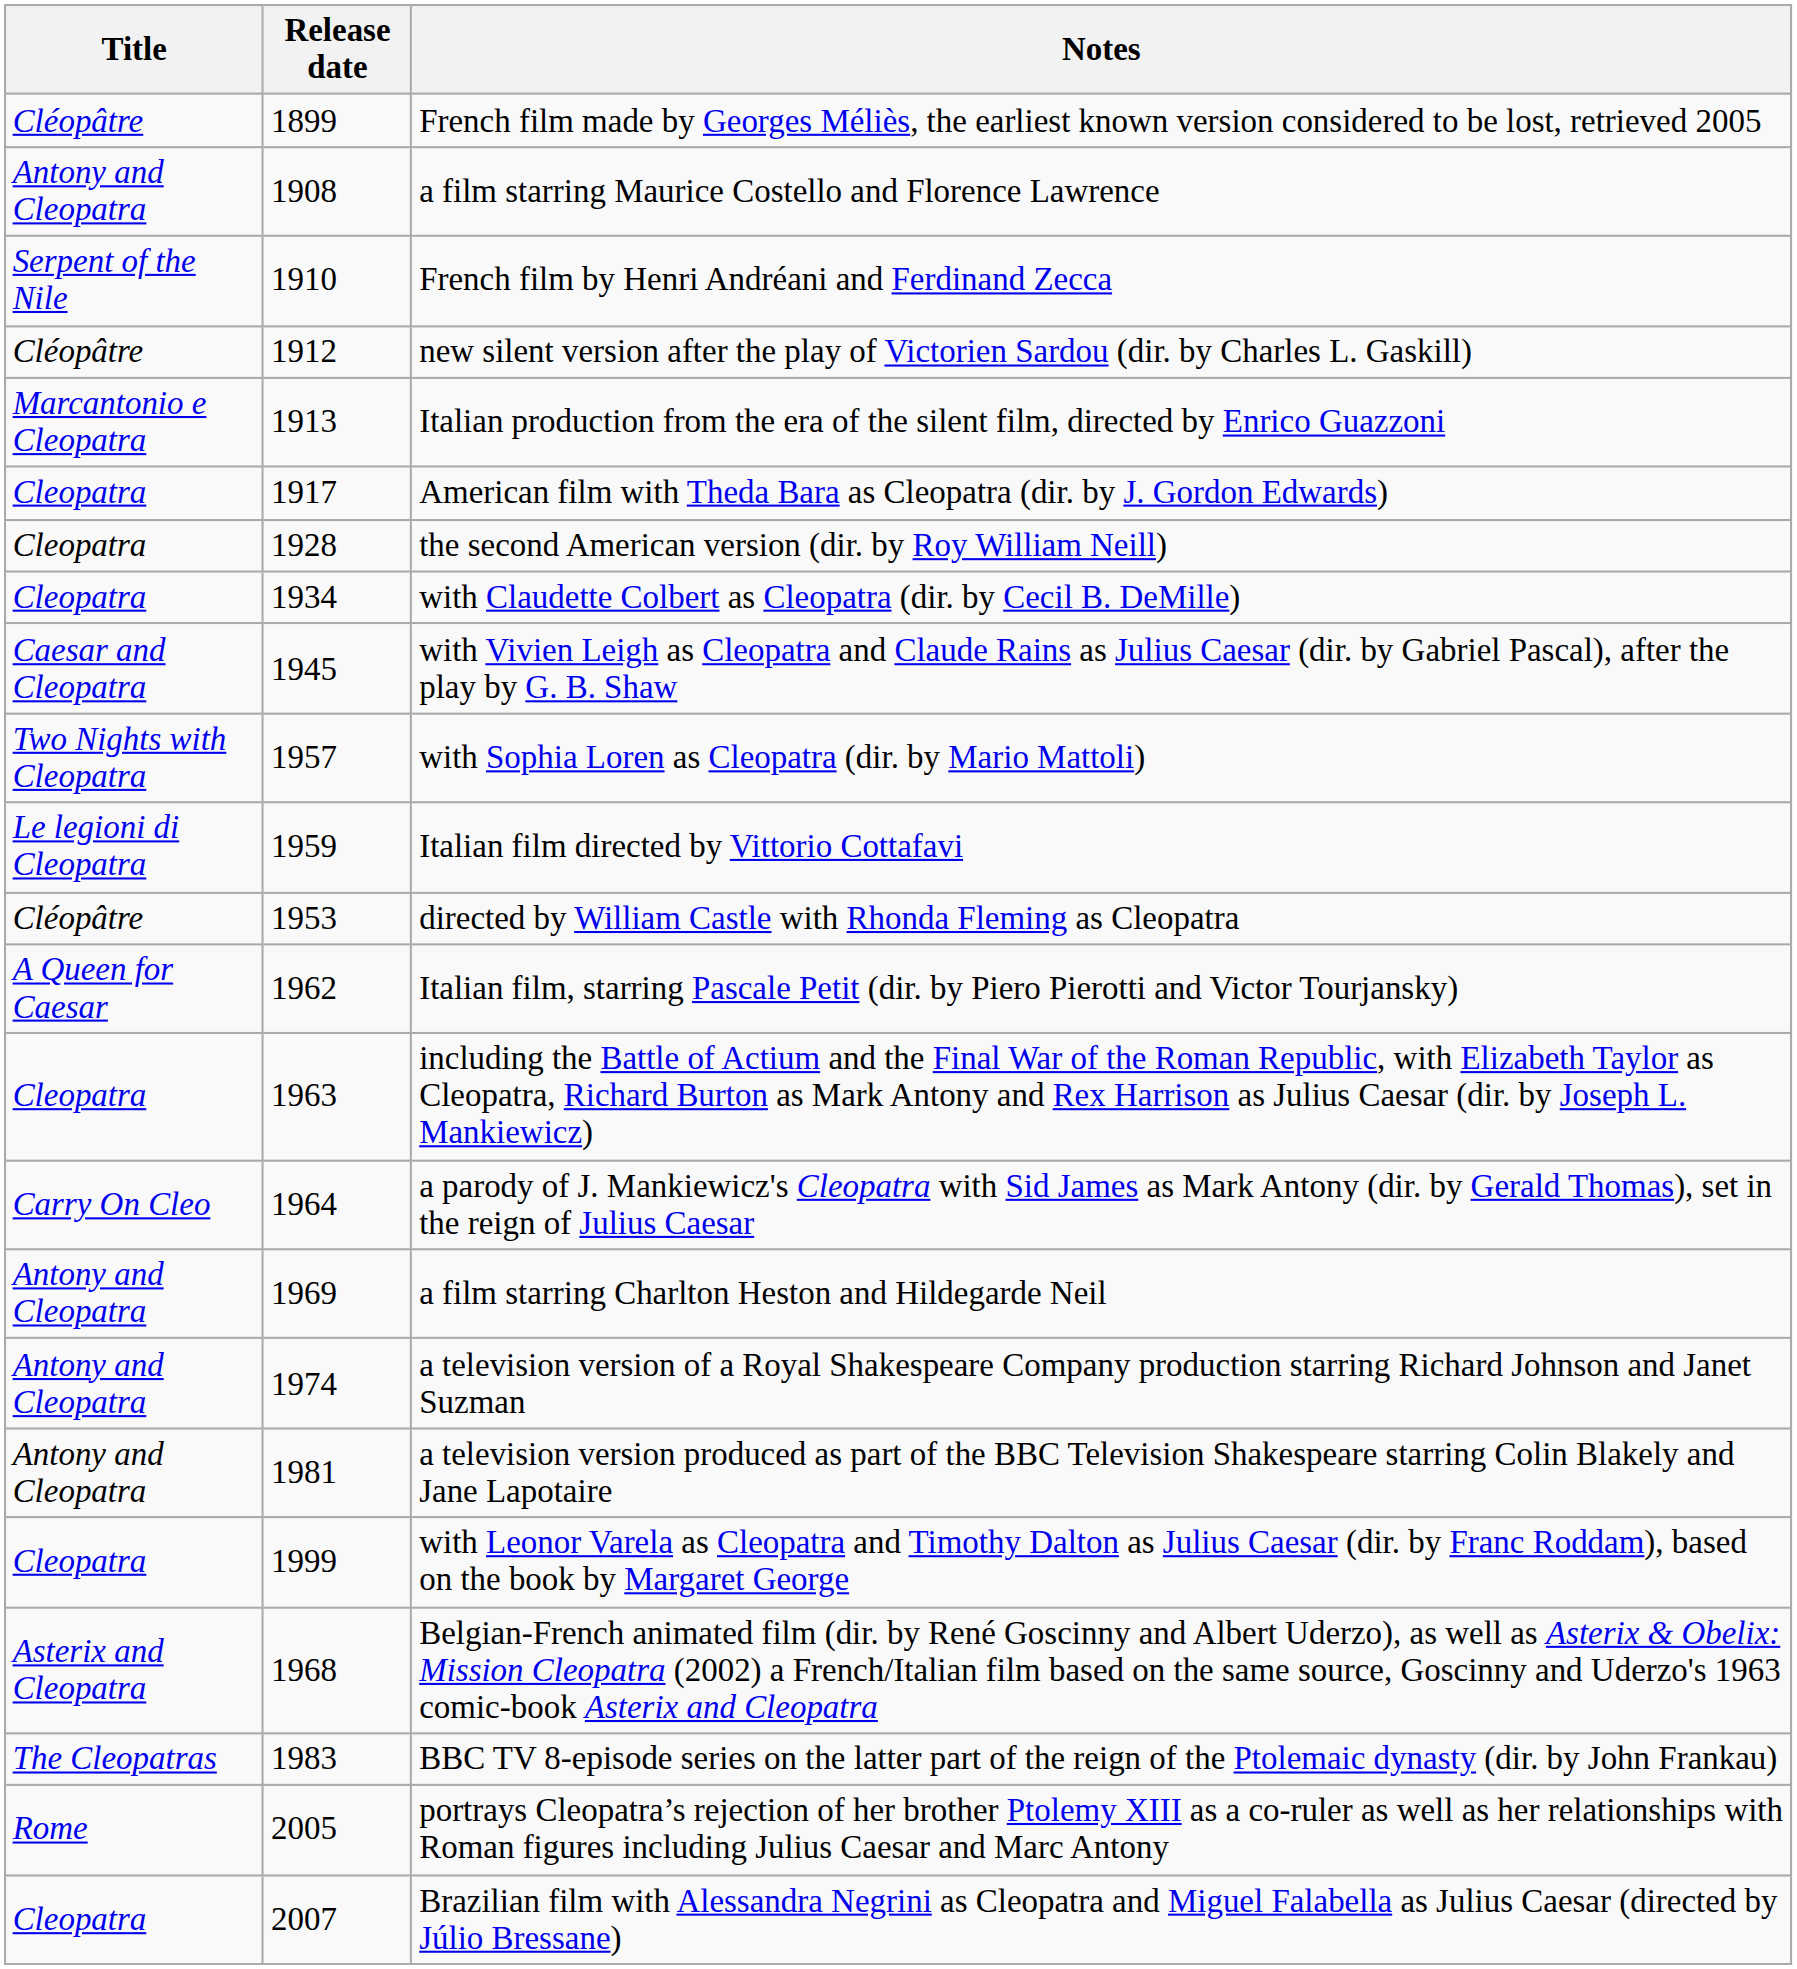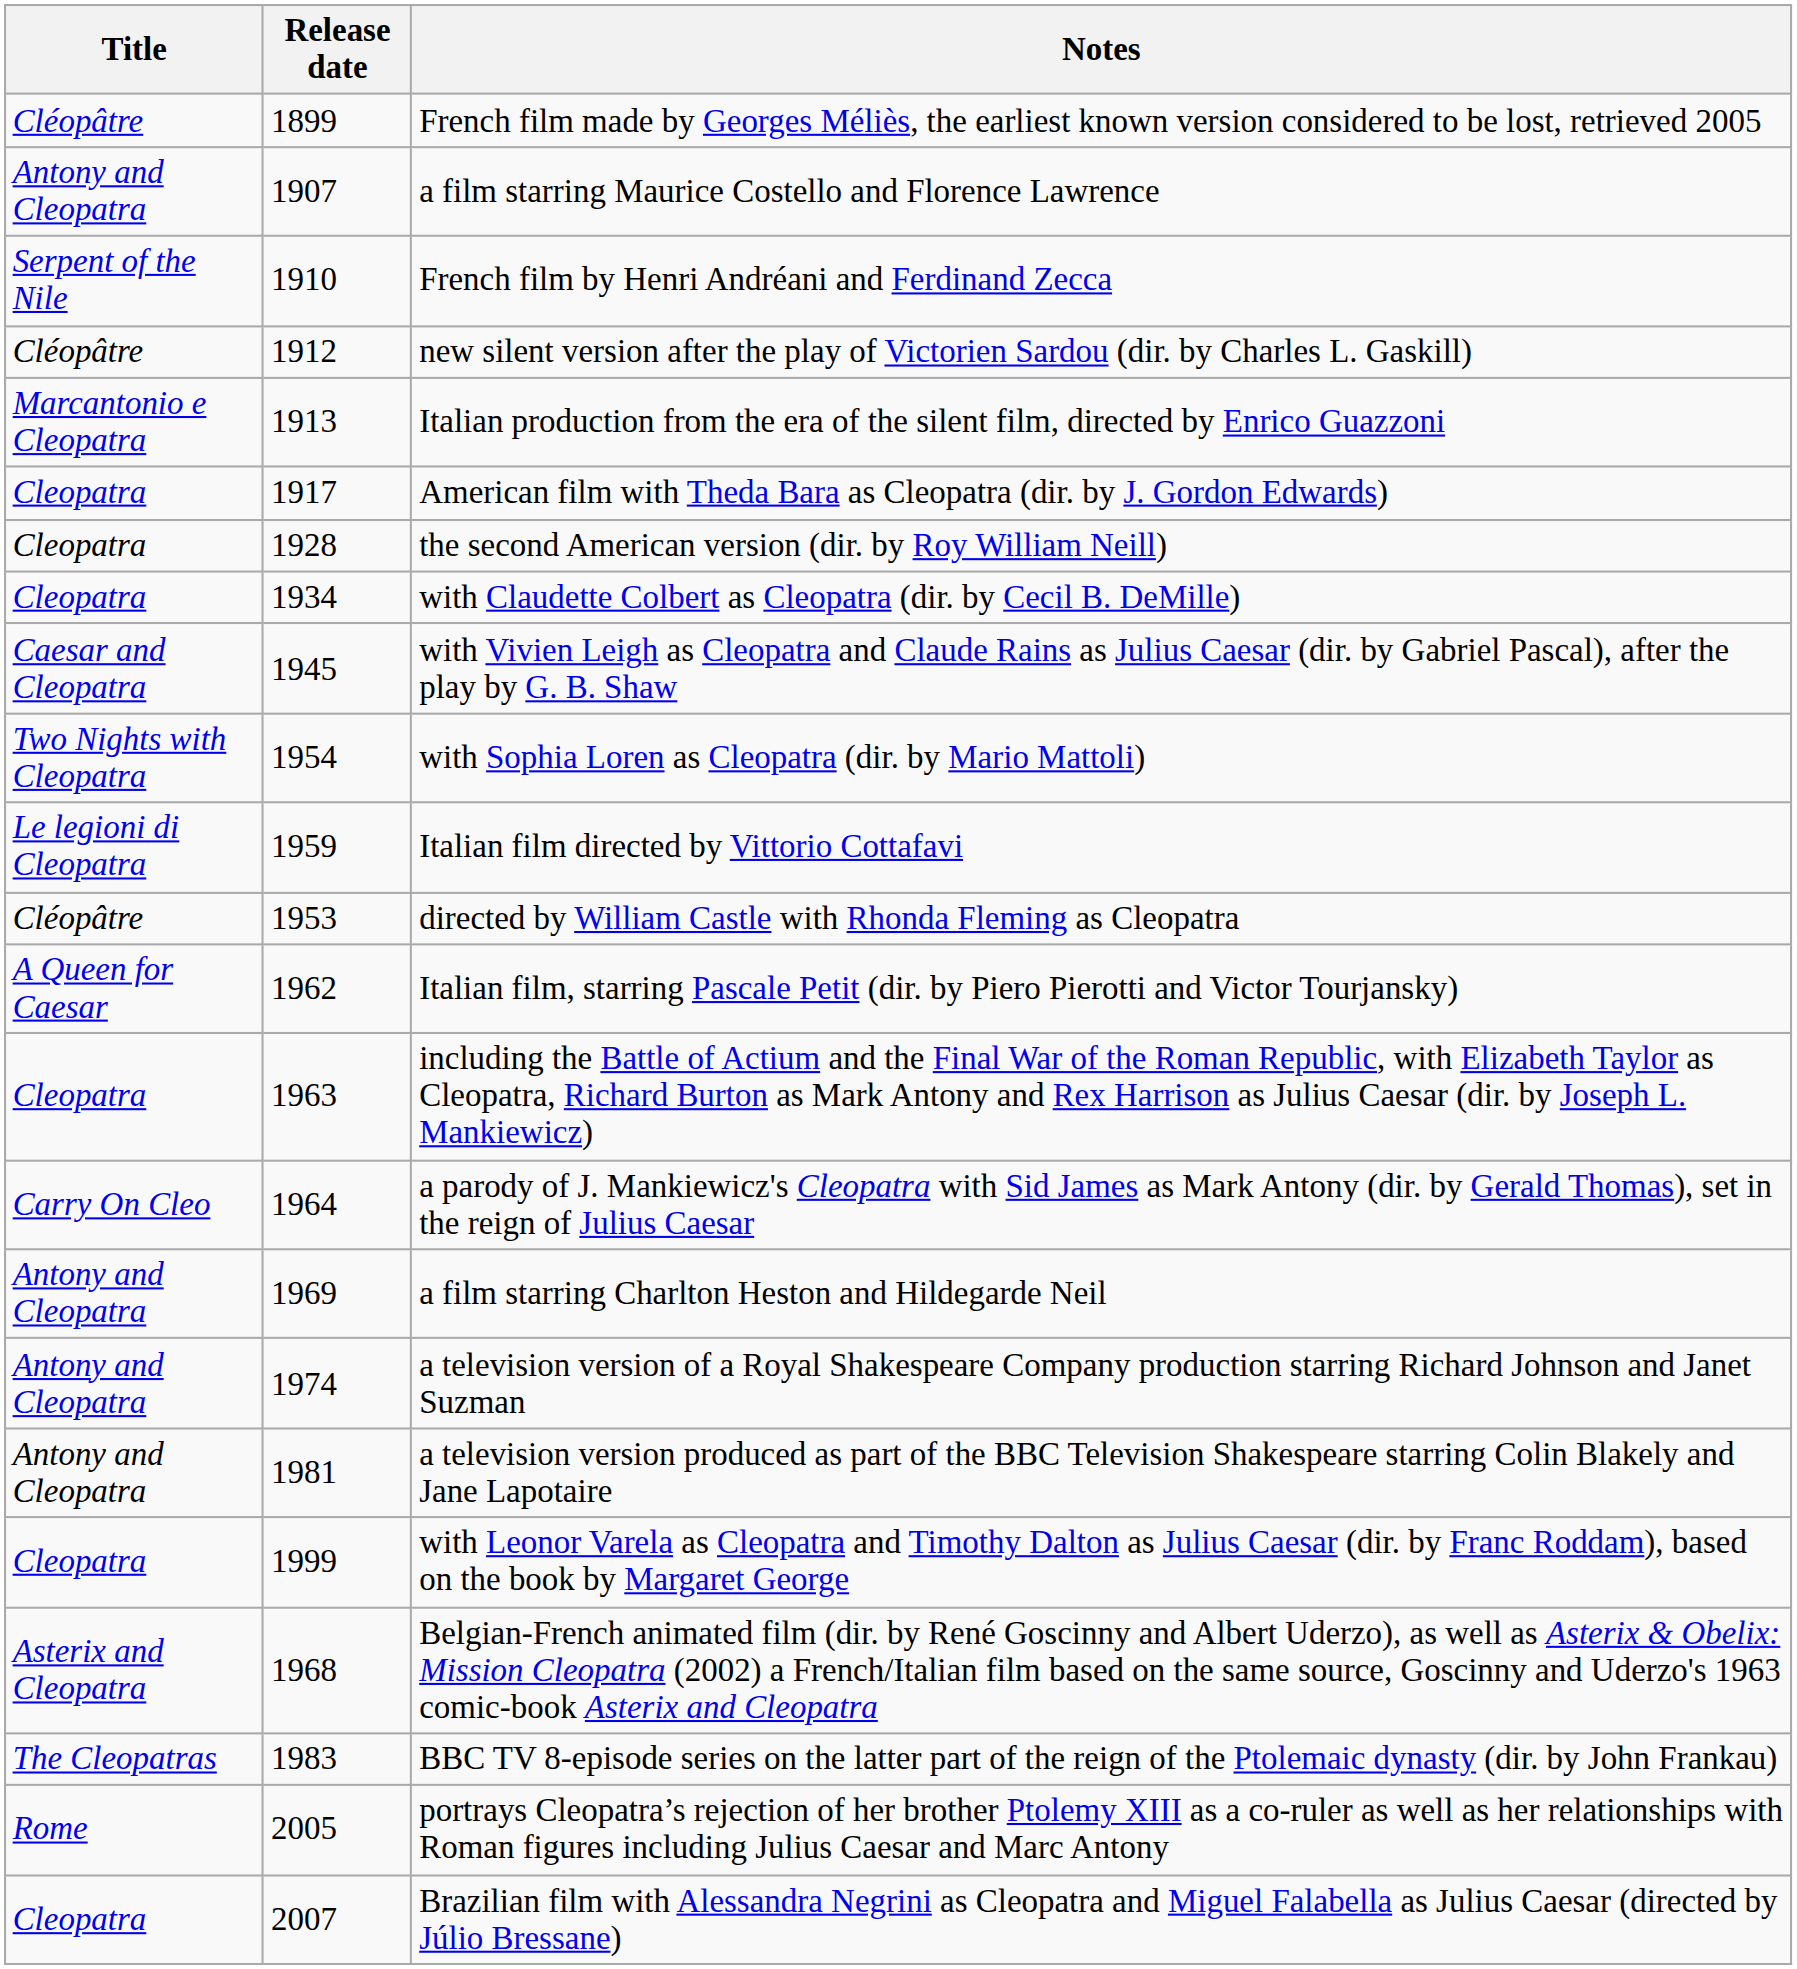(304, 190) 1908 -> (304, 190) 1907
(304, 757) 1957 -> (304, 757) 1954
